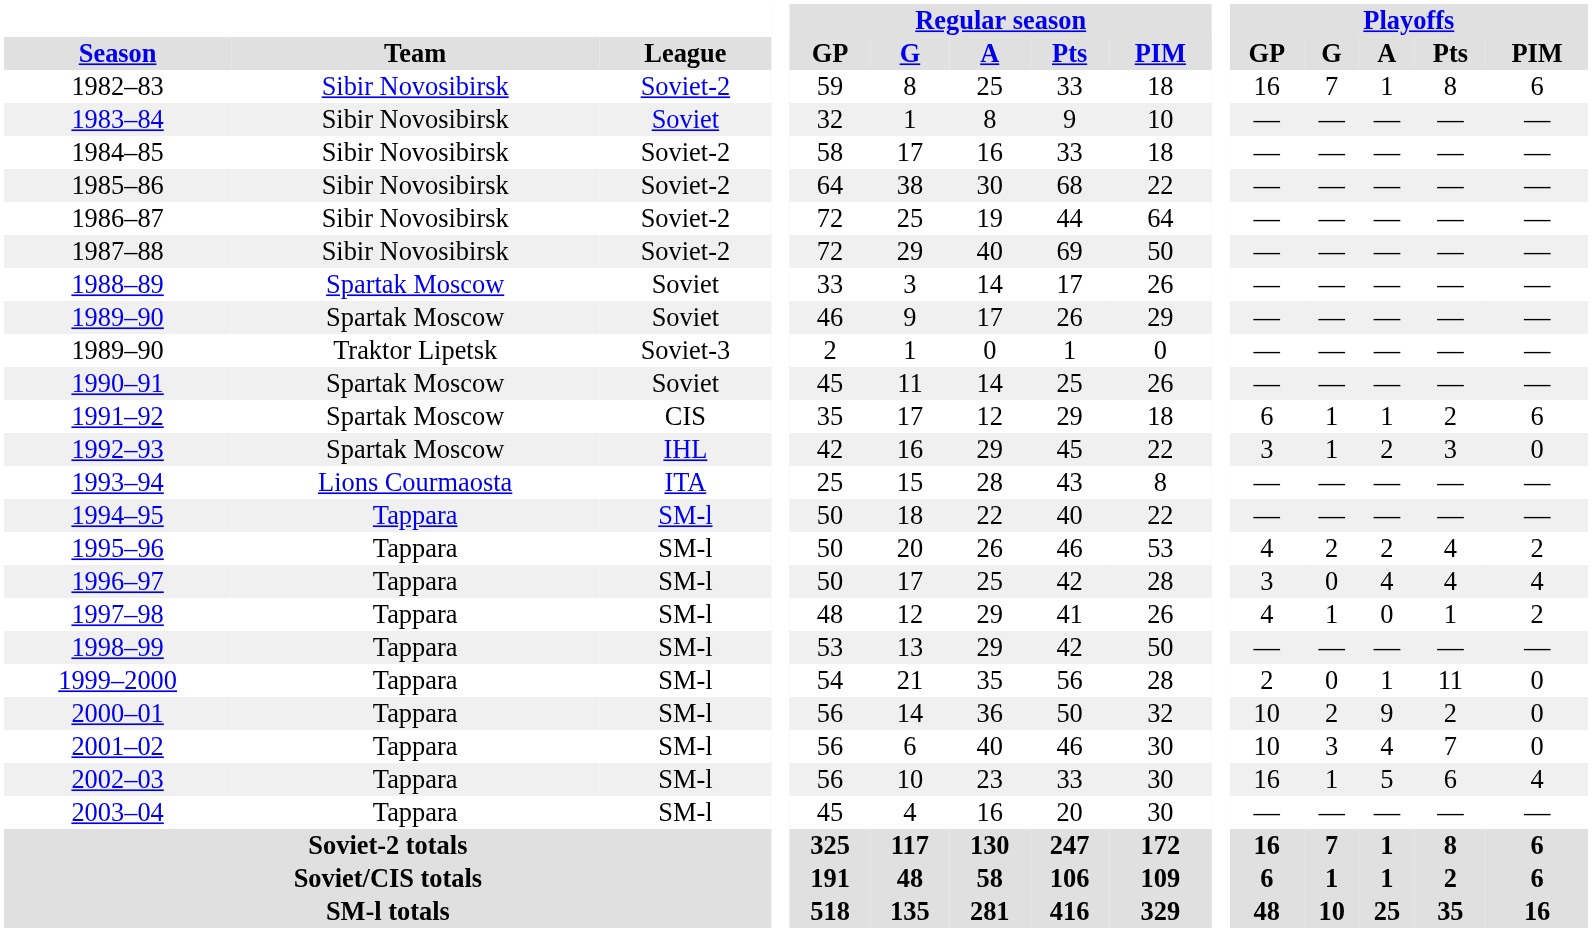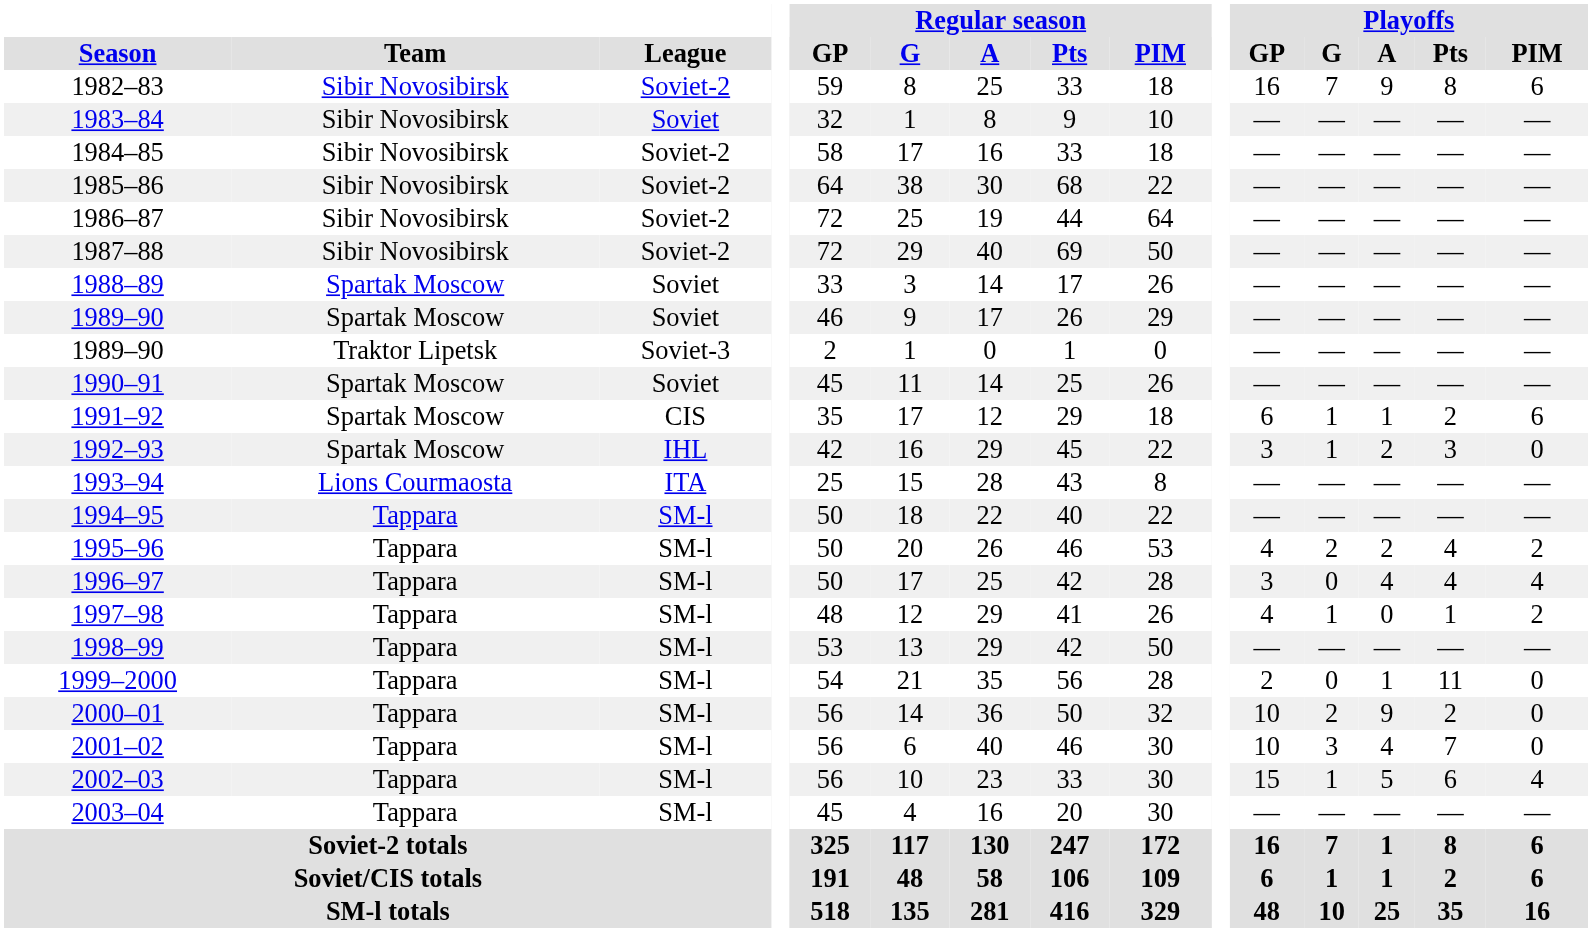(1387, 86) 1 -> (1387, 86) 9
(1267, 779) 16 -> (1267, 779) 15
